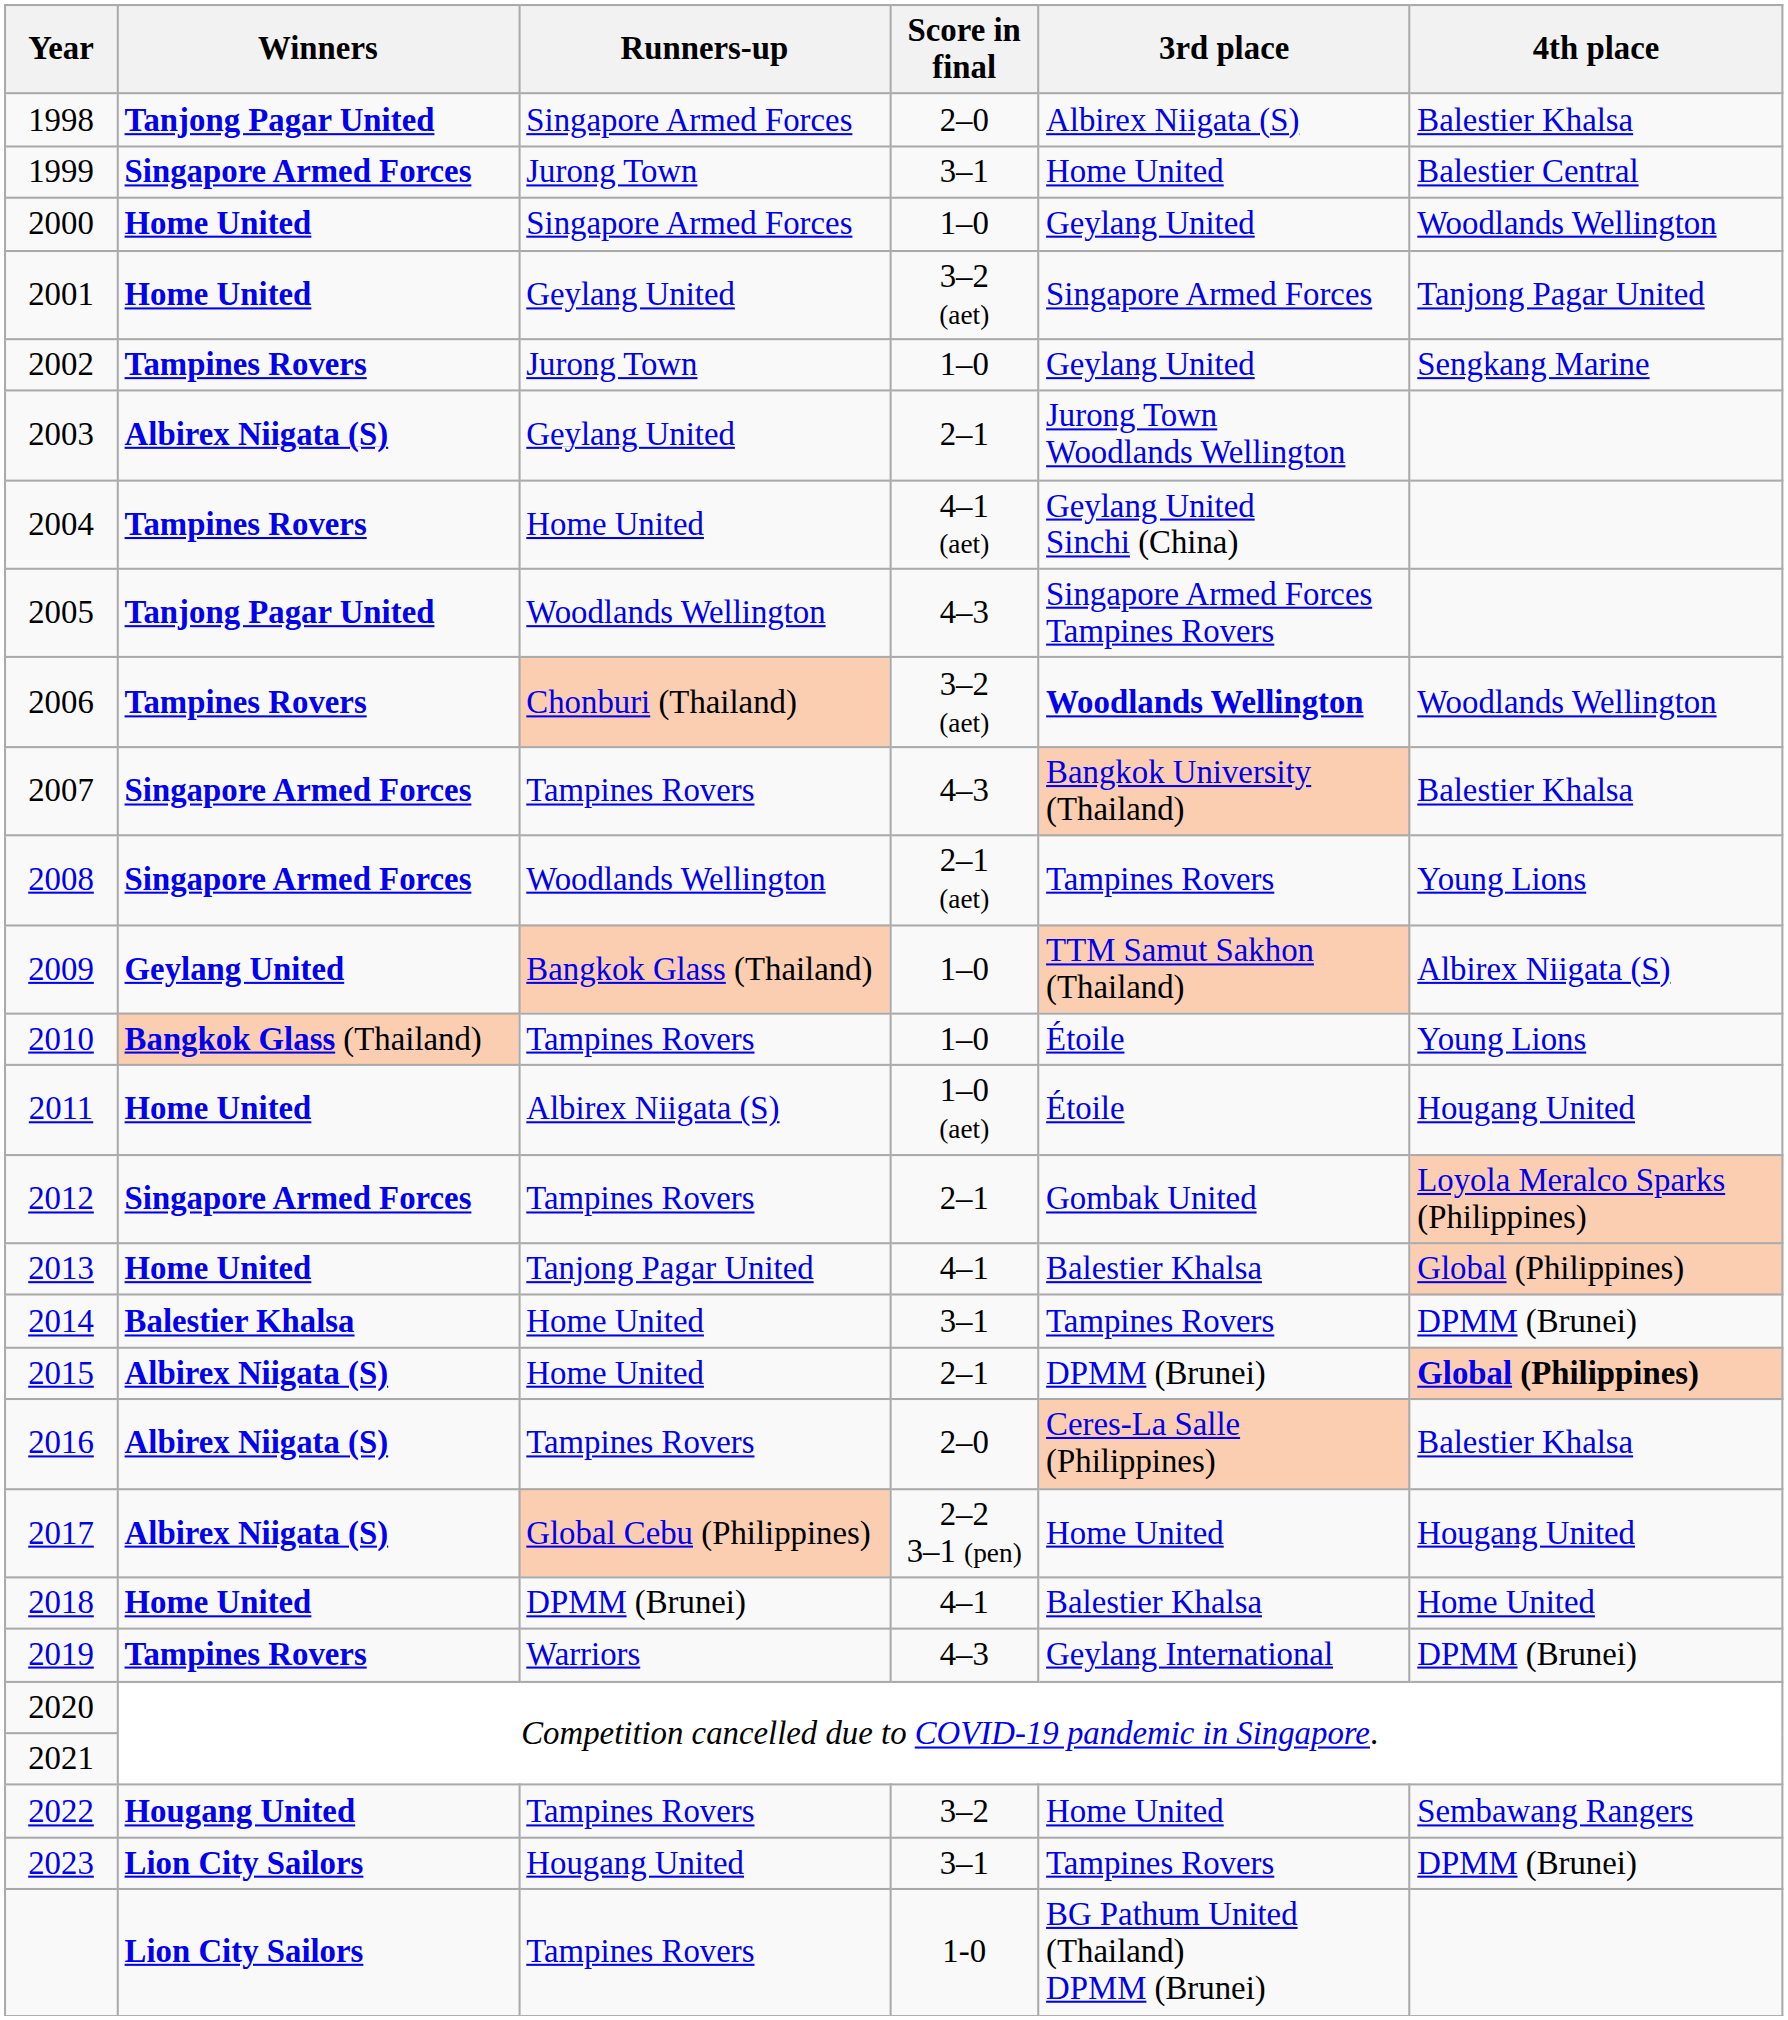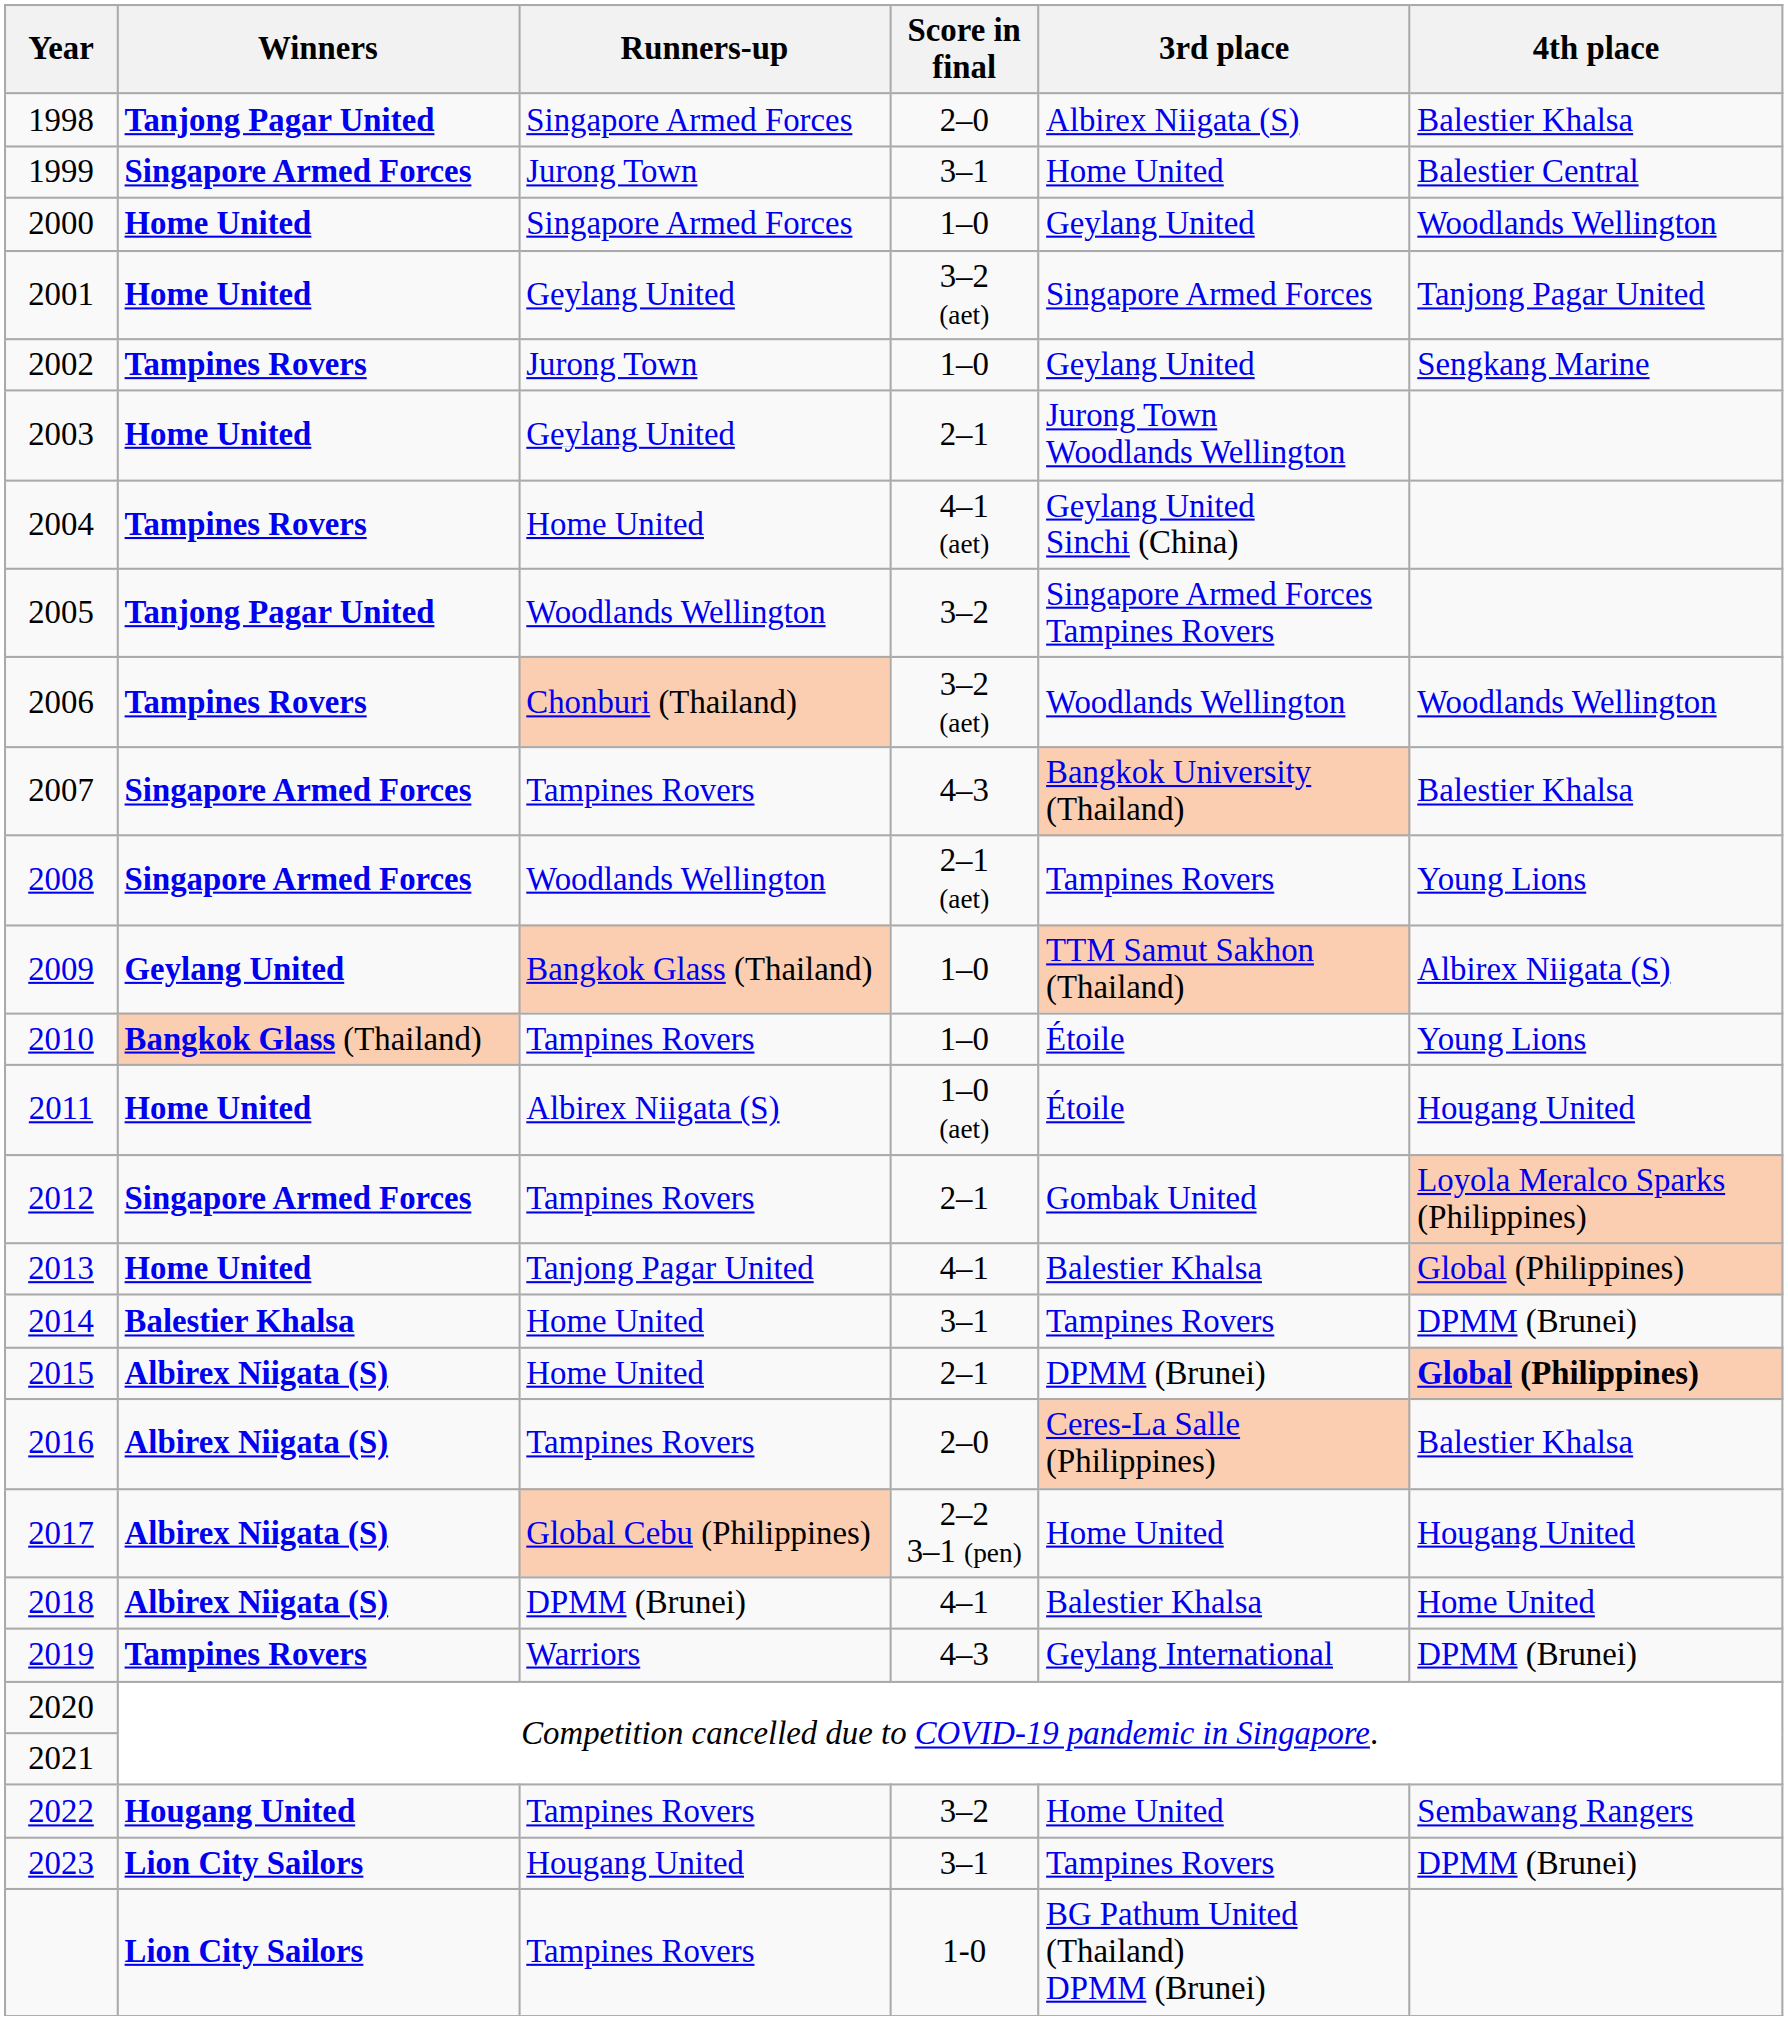(256, 434) Albirex Niigata (S) -> (218, 434) Home United
(964, 612) 4–3 -> (964, 612) 3–2
(1205, 701) bold -> (1196, 701) normal
(218, 1602) Home United -> (256, 1602) Albirex Niigata (S)
